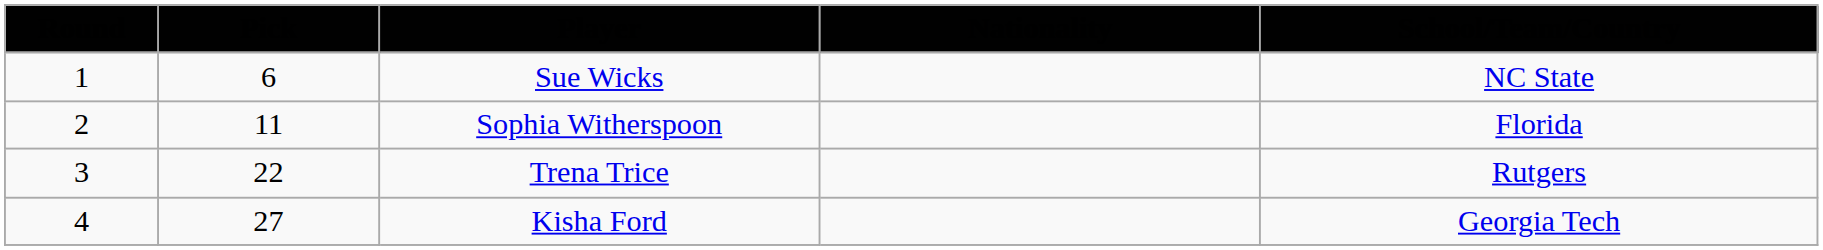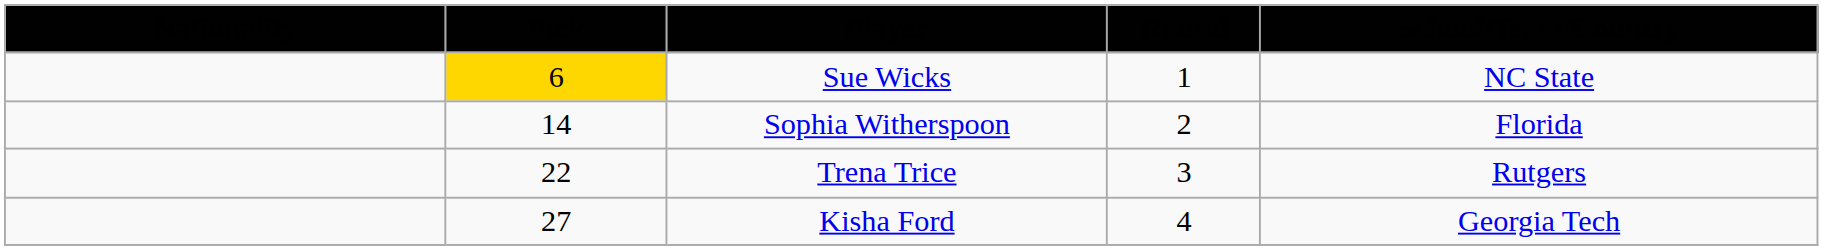columns swapped: (82, 28) <-> (1040, 28)
(268, 76) no background -> (556, 76) gold background
(268, 124) 11 -> (556, 124) 14
